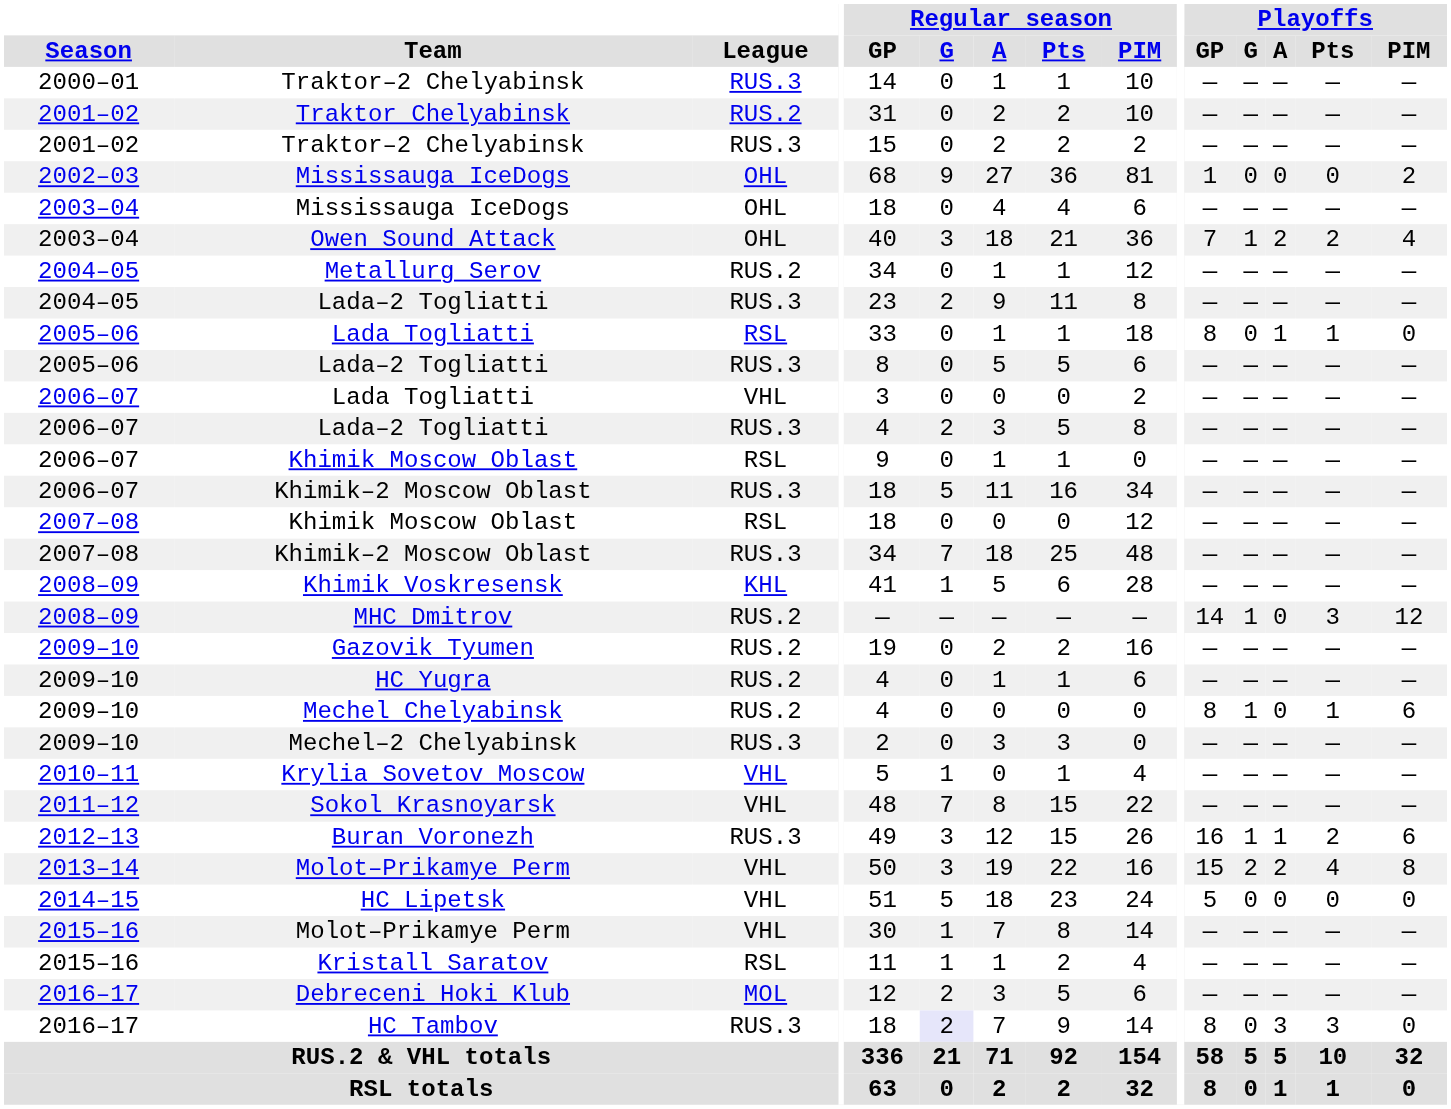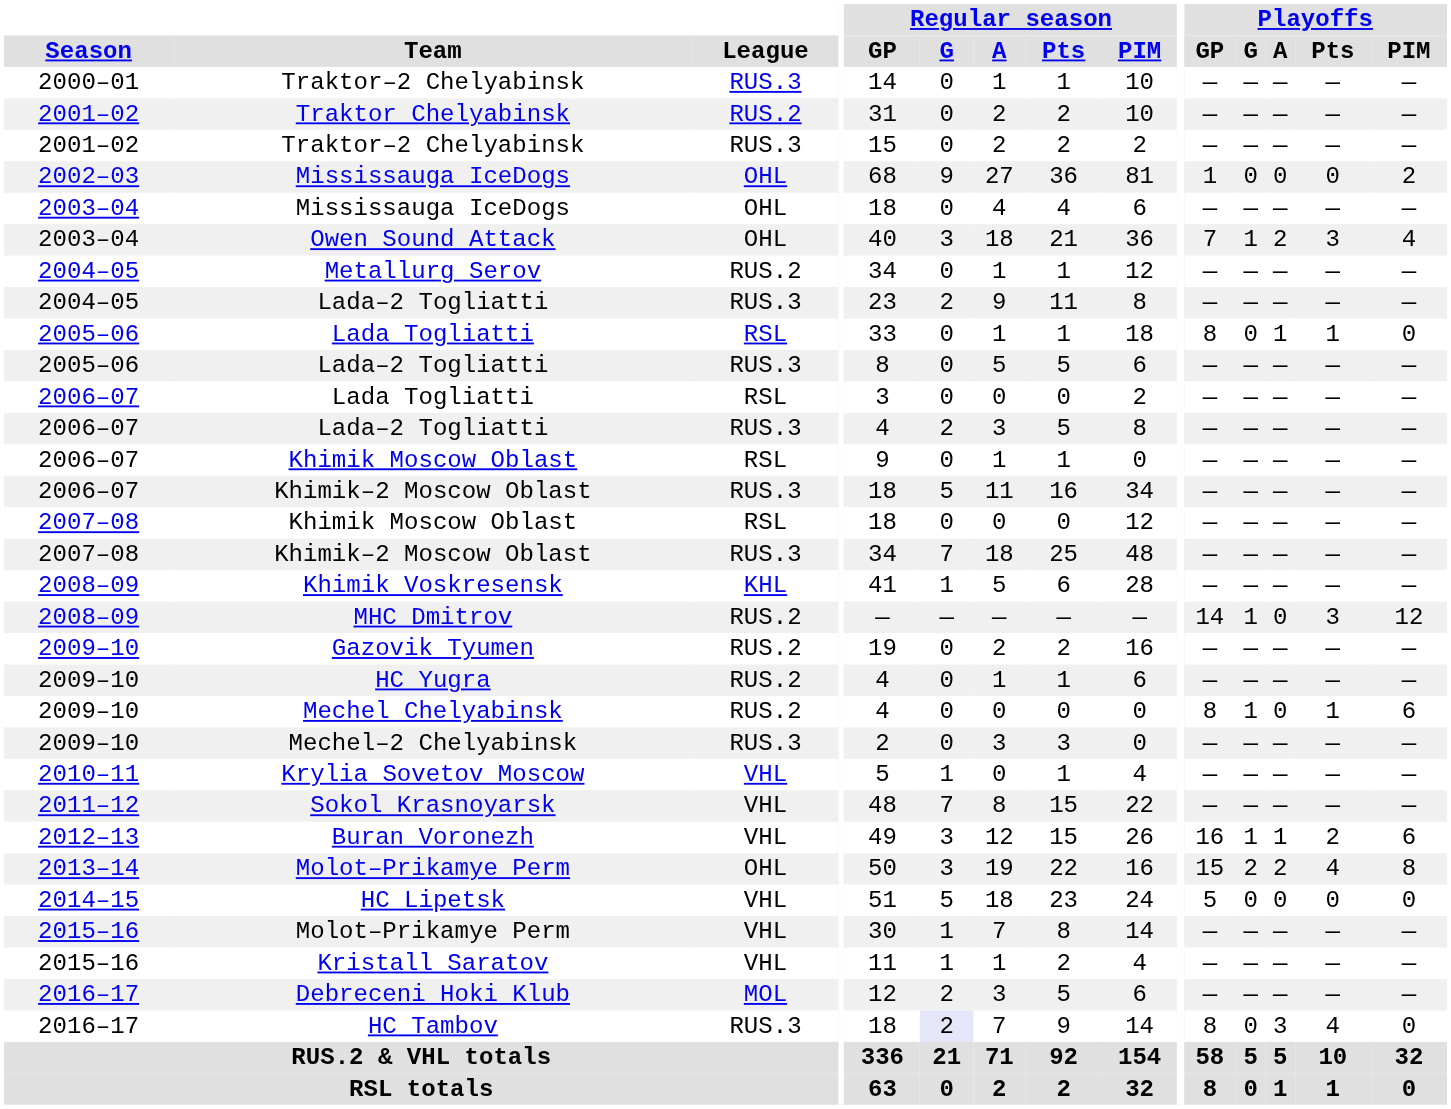(1333, 240) 2 -> (1333, 240) 3
(765, 397) VHL -> (765, 397) RSL
(765, 837) RUS.3 -> (765, 837) VHL
(765, 869) VHL -> (765, 869) OHL
(765, 963) RSL -> (765, 963) VHL
(1333, 1026) 3 -> (1333, 1026) 4
